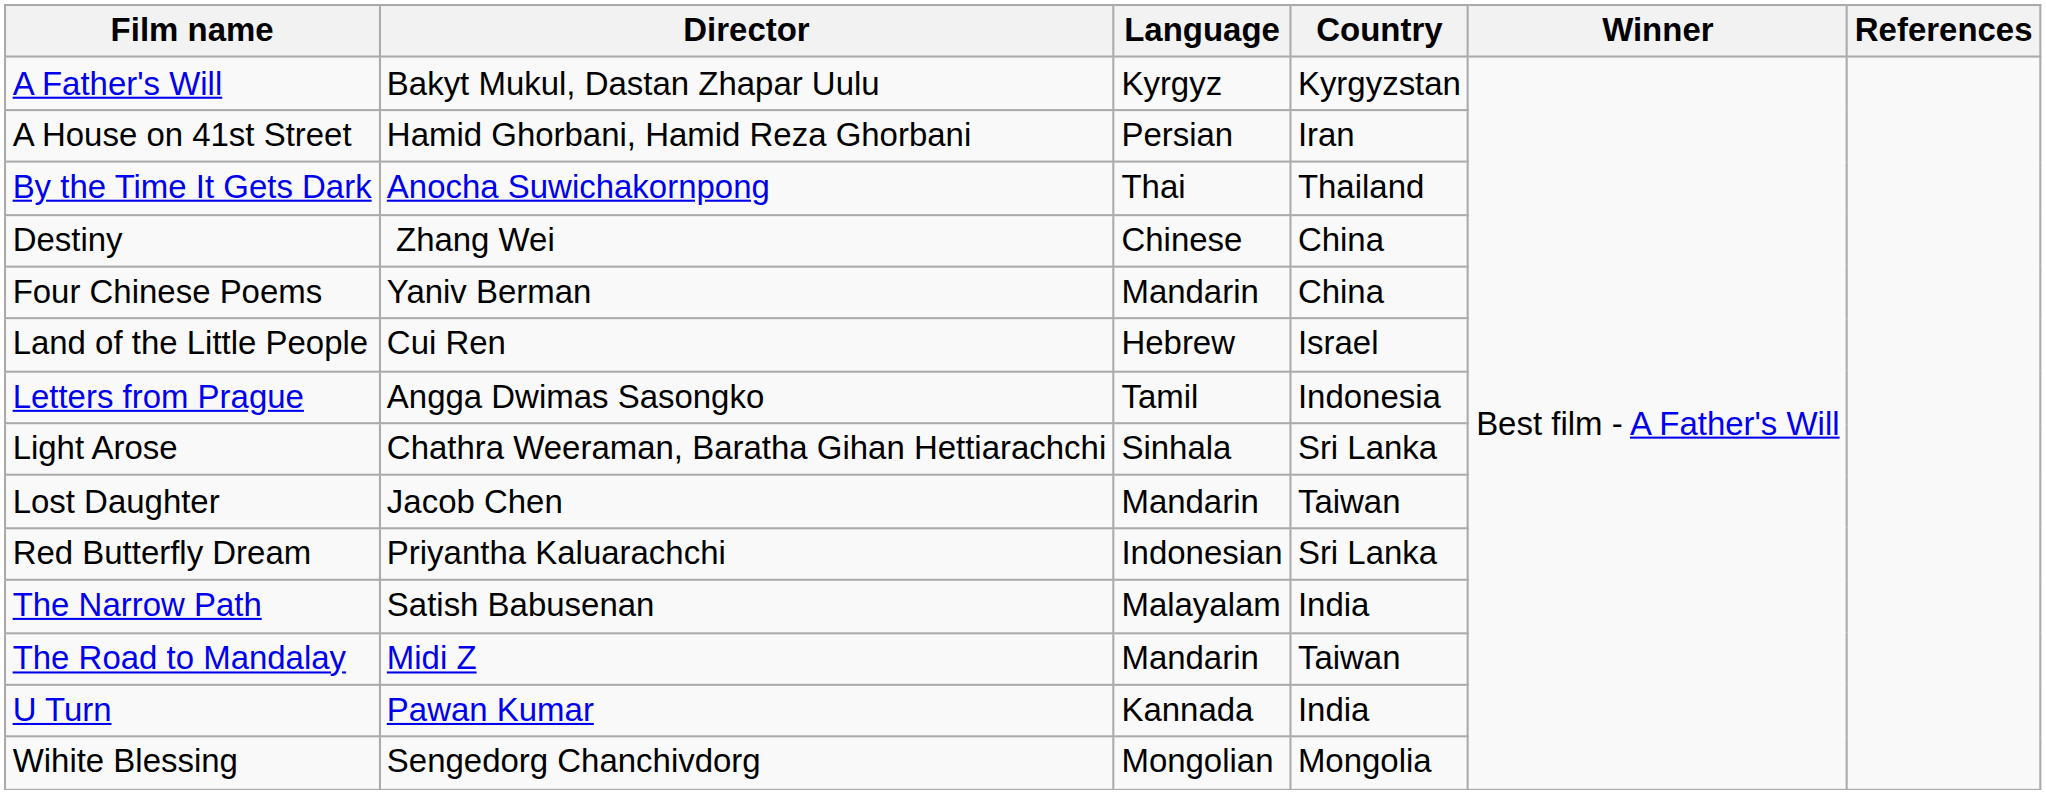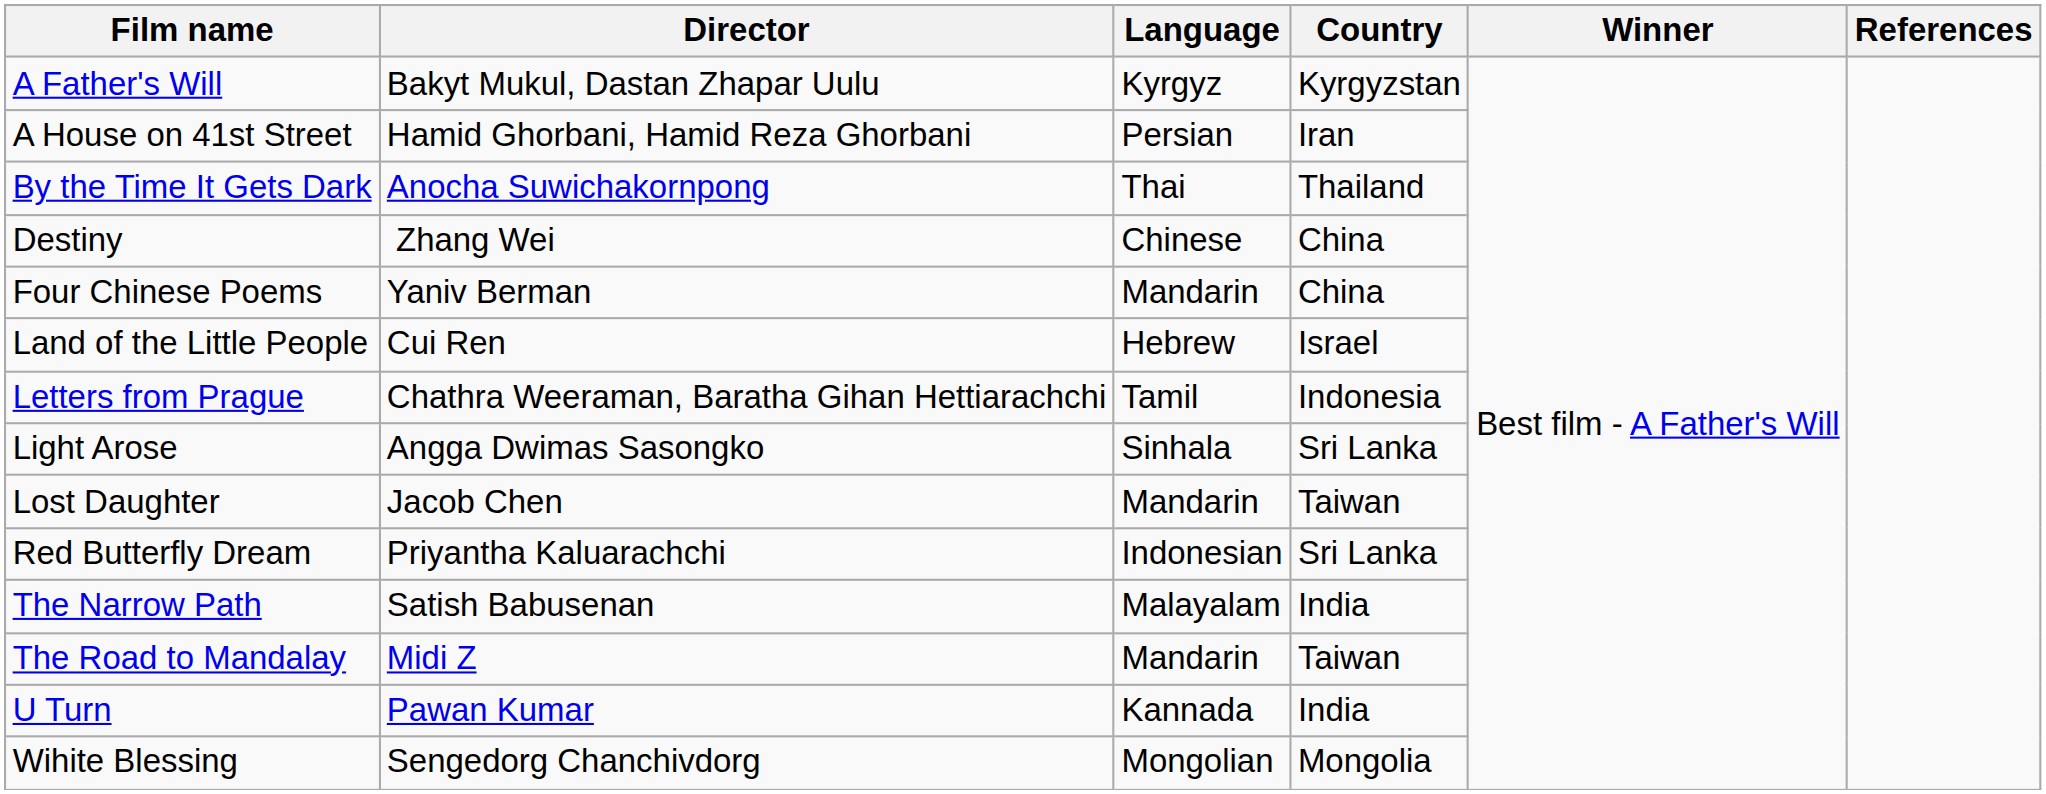(576, 396) Angga Dwimas Sasongko -> (747, 396) Chathra Weeraman, Baratha Gihan Hettiarachchi
(747, 448) Chathra Weeraman, Baratha Gihan Hettiarachchi -> (576, 448) Angga Dwimas Sasongko
